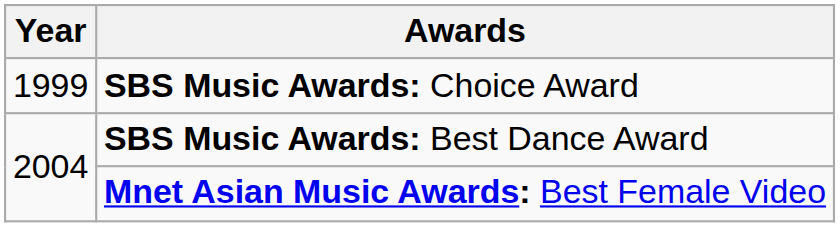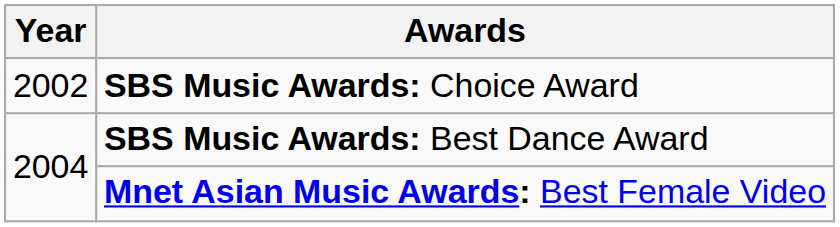(51, 85) 1999 -> (51, 85) 2002
